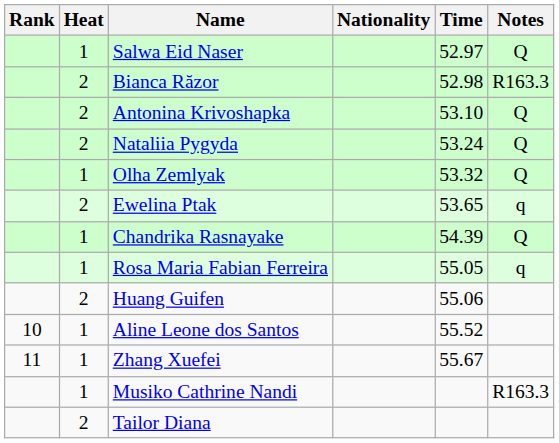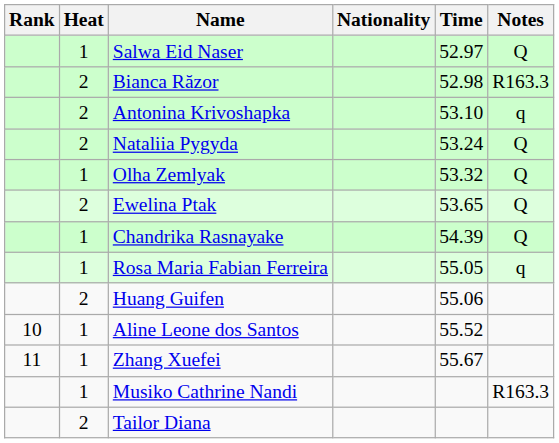(521, 112) Q -> (521, 112) q
(521, 205) q -> (521, 205) Q
